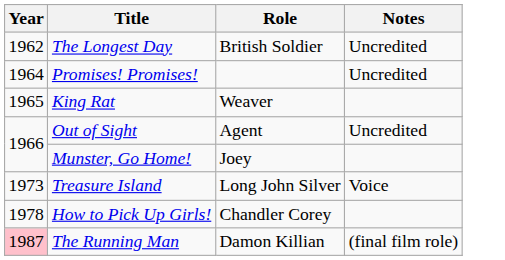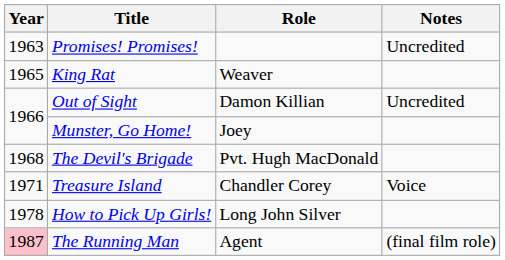- row: (112, 46)
(26, 74) 1964 -> (26, 46) 1963
(241, 130) Agent -> (272, 102) Damon Killian
+ row: (122, 158)
(26, 185) 1973 -> (26, 185) 1971
(280, 185) Long John Silver -> (275, 185) Chandler Corey
(275, 213) Chandler Corey -> (280, 213) Long John Silver
(272, 241) Damon Killian -> (241, 241) Agent
